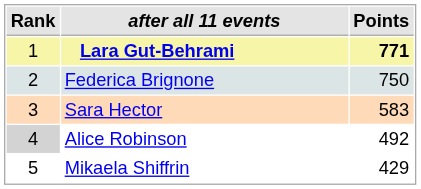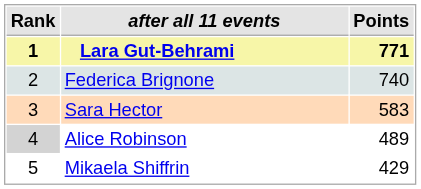(33, 51) normal -> (33, 51) bold
(394, 80) 750 -> (394, 80) 740
(394, 139) 492 -> (394, 139) 489
